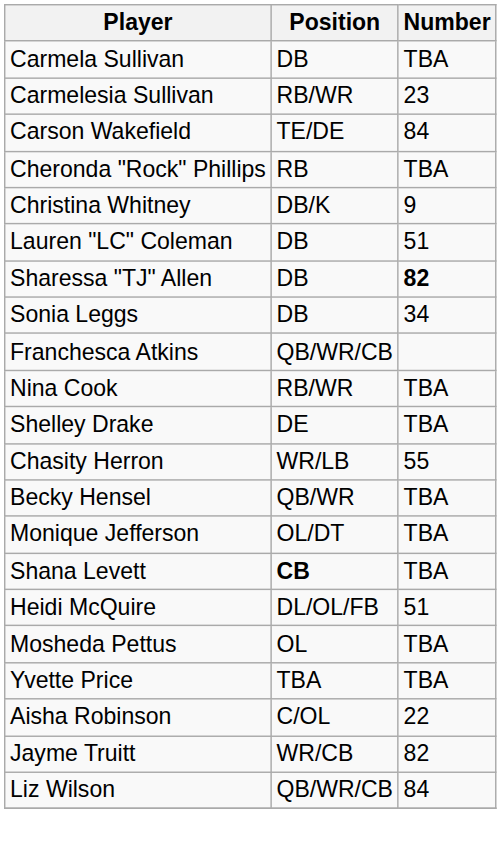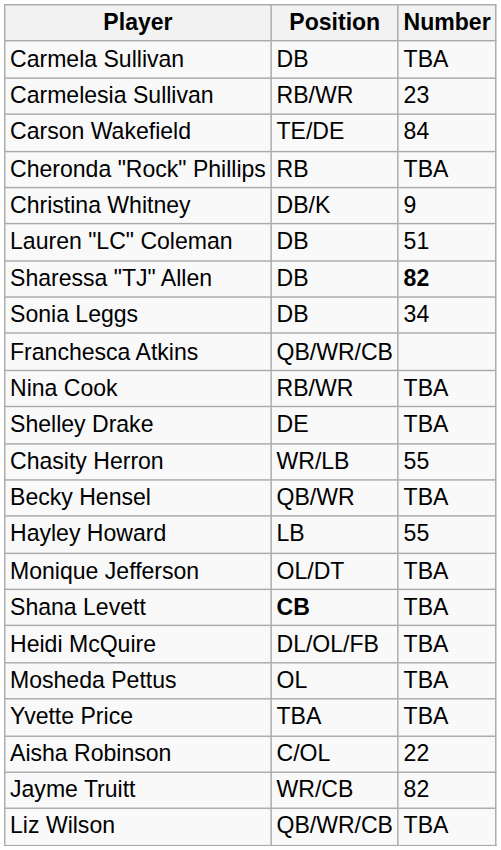+ row: (88, 534)
(416, 607) 51 -> (426, 643) TBA
(416, 790) 84 -> (426, 826) TBA
